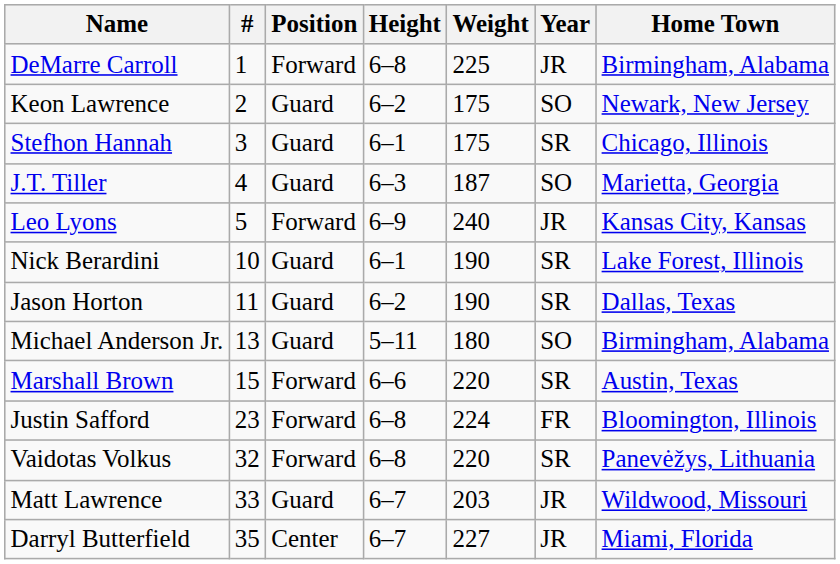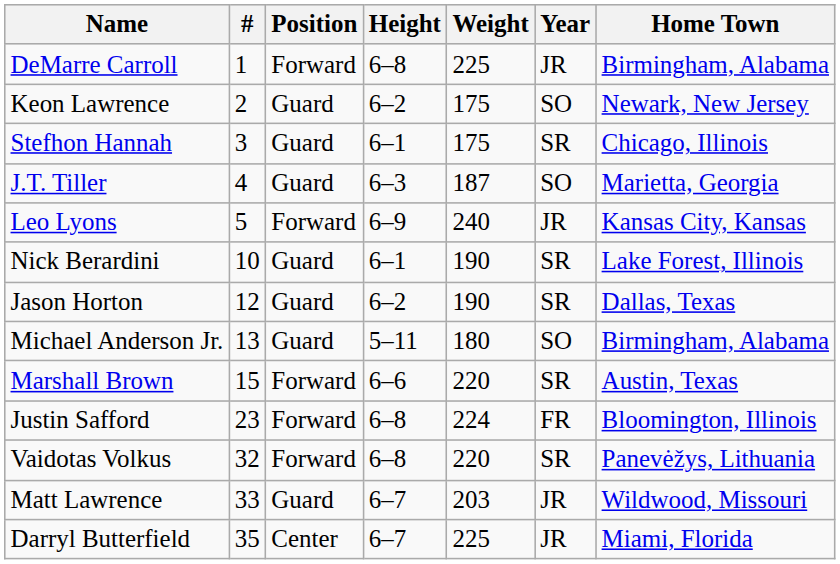(247, 301) 11 -> (247, 301) 12
(471, 538) 227 -> (471, 538) 225
